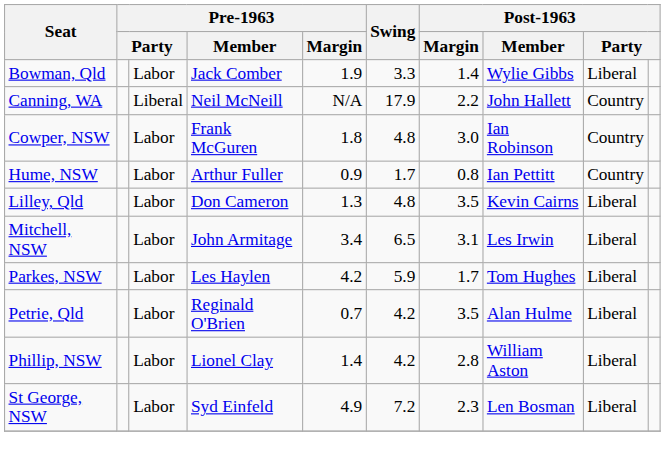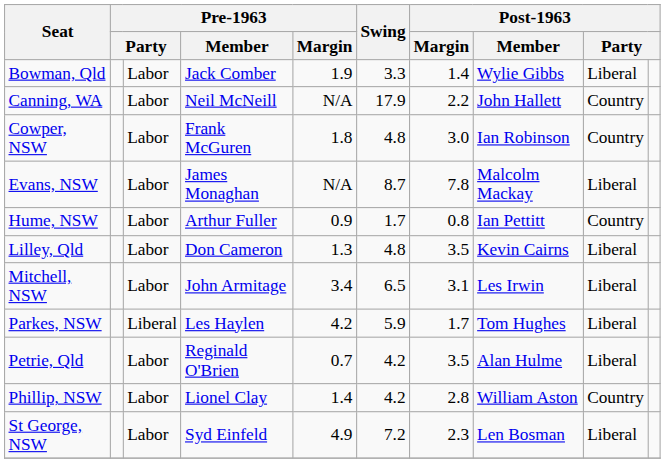(158, 100) Liberal -> (148, 100) Labor
+ row: (53, 184)
(154, 276) Labor -> (152, 323) Liberal
(612, 360) Liberal -> (615, 397) Country
